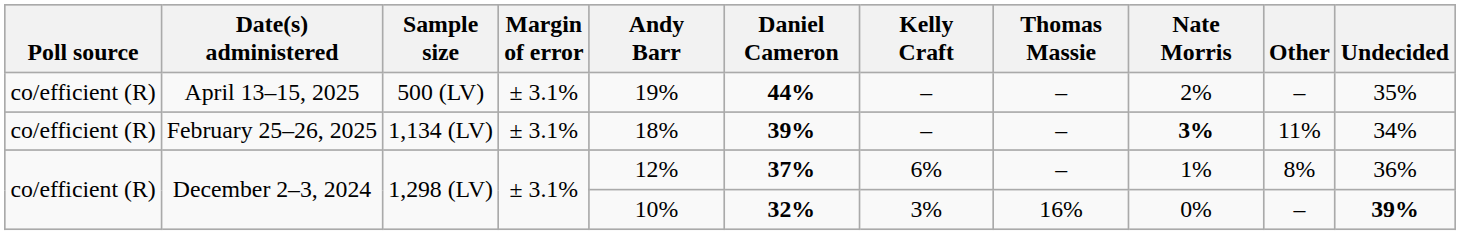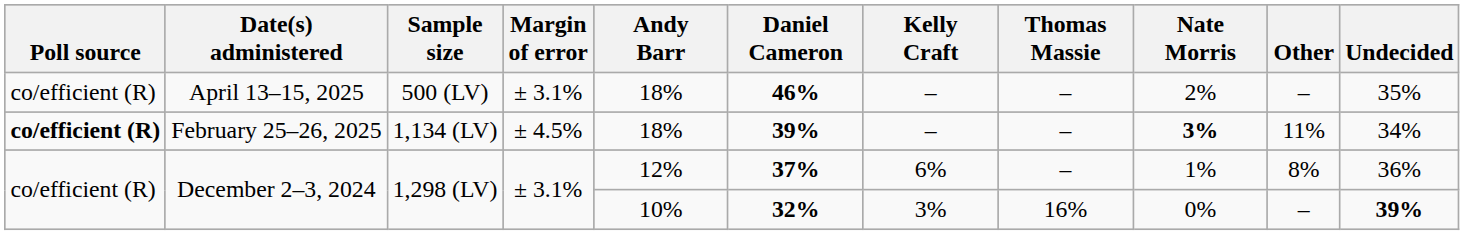(656, 91) 19% -> (661, 91) 18%
(791, 91) 44% -> (796, 91) 46%
(83, 130) normal -> (85, 130) bold
(544, 130) ± 3.1% -> (548, 130) ± 4.5%
